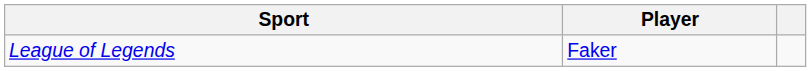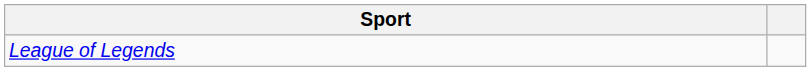- column: (670, 19)
